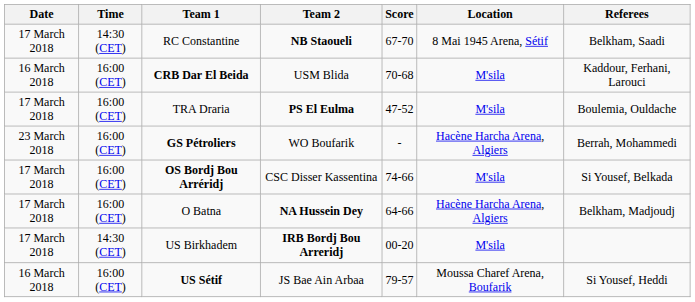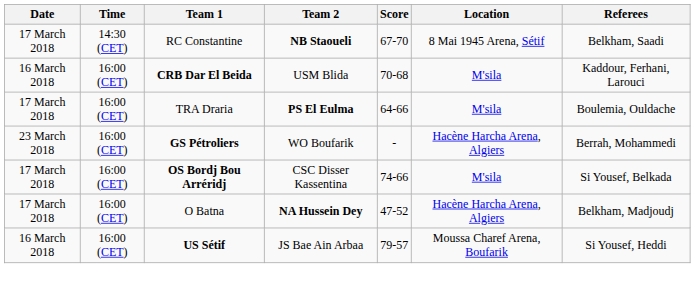(399, 109) 47-52 -> (394, 109) 64-66
(399, 211) 64-66 -> (394, 211) 47-52
- row: (201, 245)
